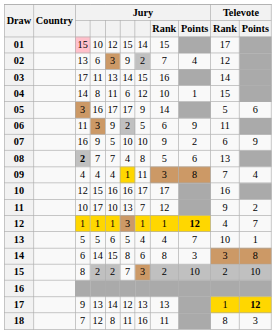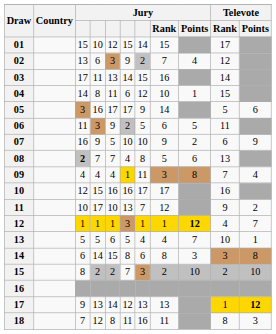(83, 45) pink background -> (83, 45) no background
(195, 126) 9 -> (195, 126) 5
